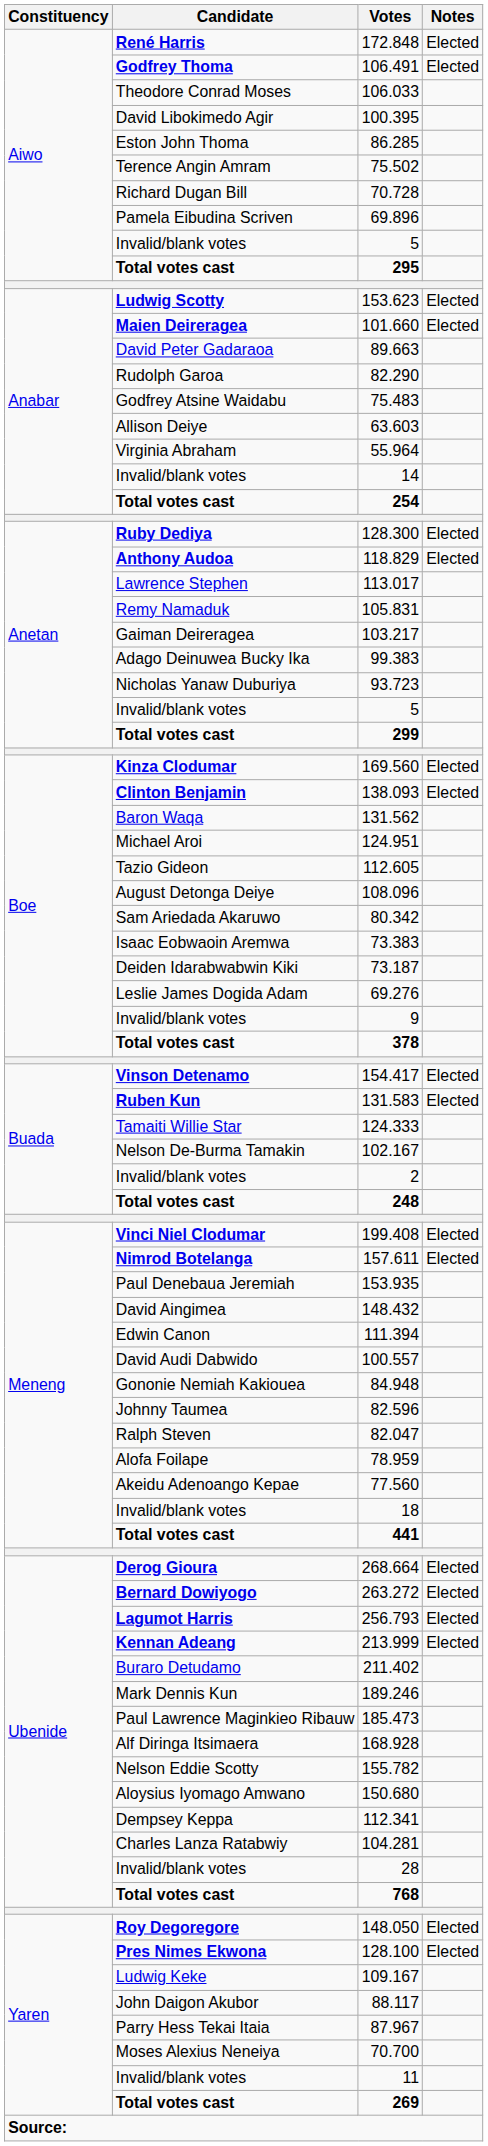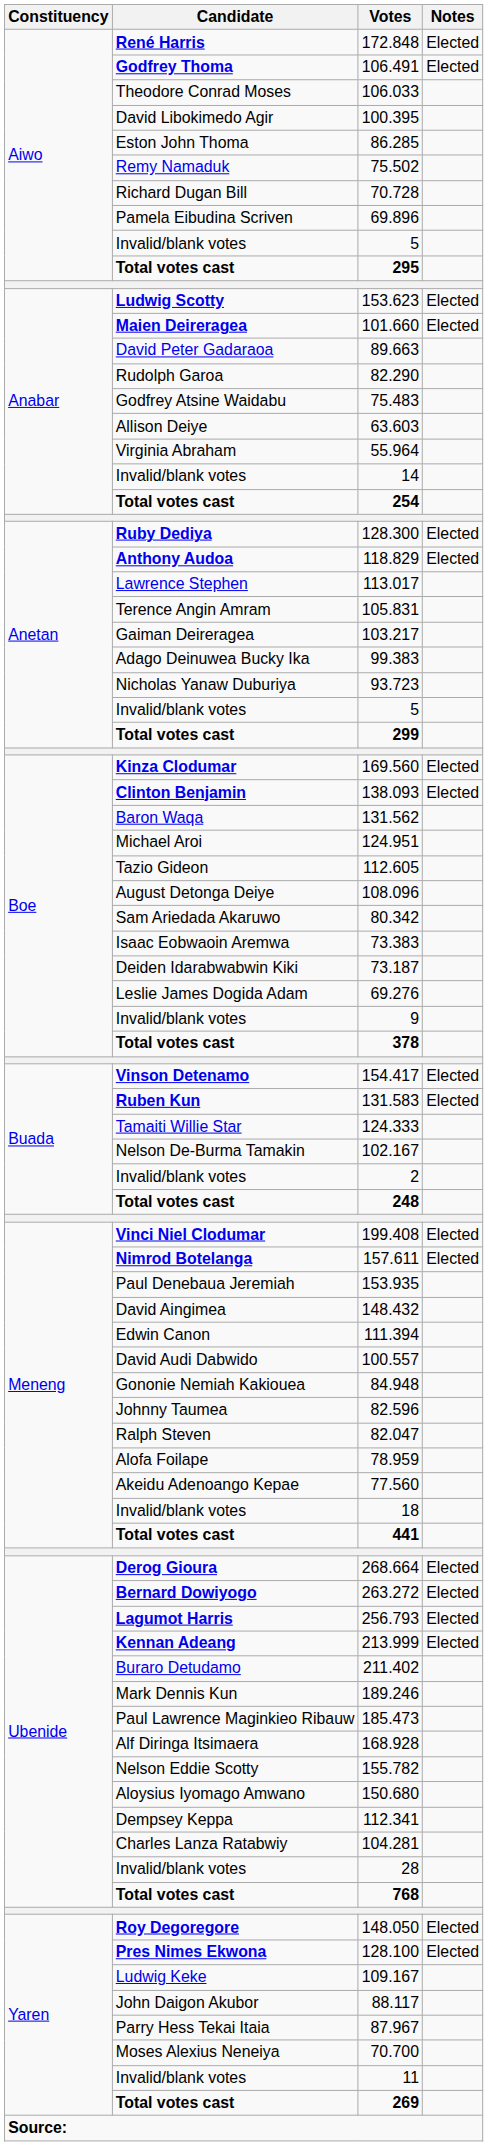(193, 167) Terence Angin Amram -> (173, 167) Remy Namaduk
(173, 609) Remy Namaduk -> (193, 609) Terence Angin Amram
